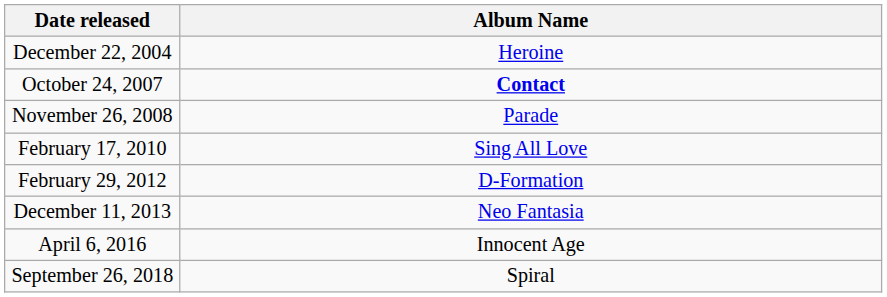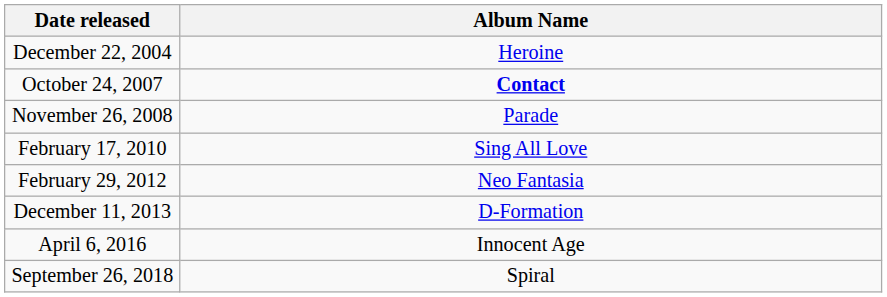(531, 180) D-Formation -> (531, 180) Neo Fantasia
(531, 212) Neo Fantasia -> (531, 212) D-Formation
